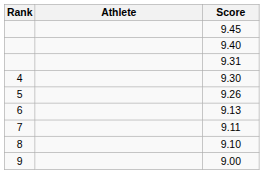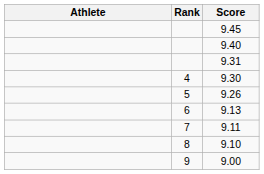columns swapped: (20, 12) <-> (119, 12)
